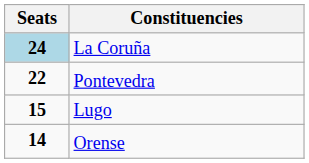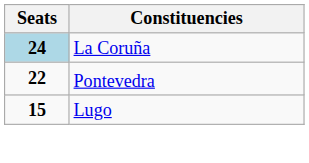- row: (99, 143)
